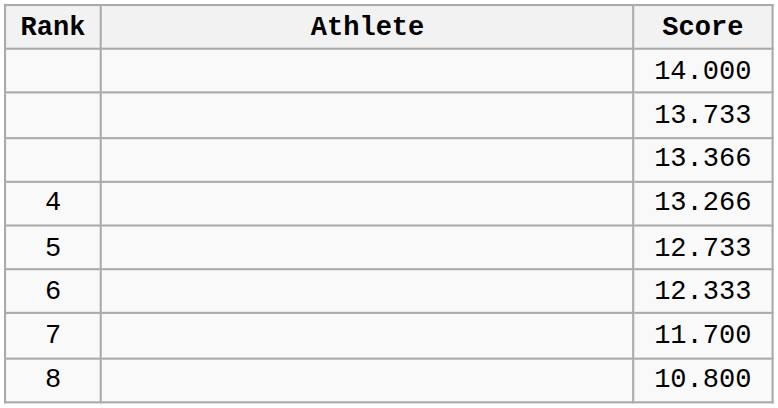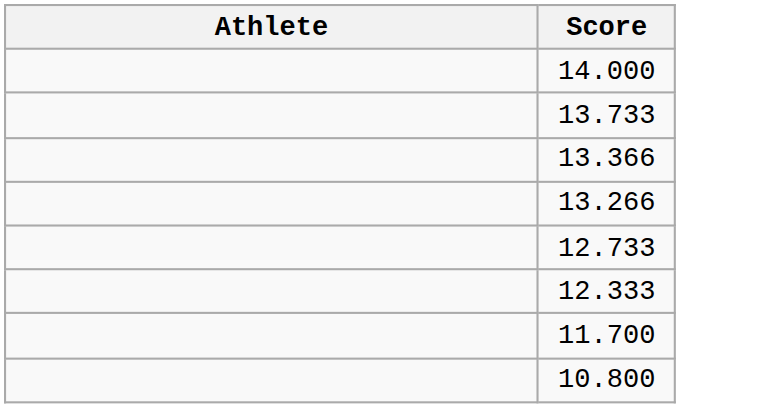- column: (53, 27)
